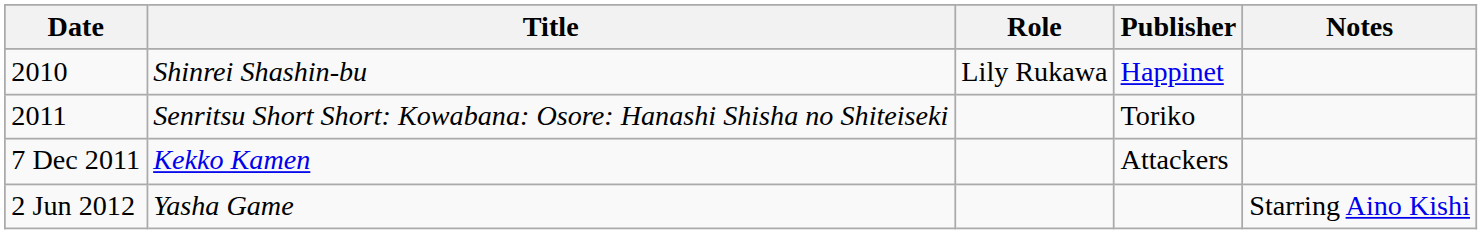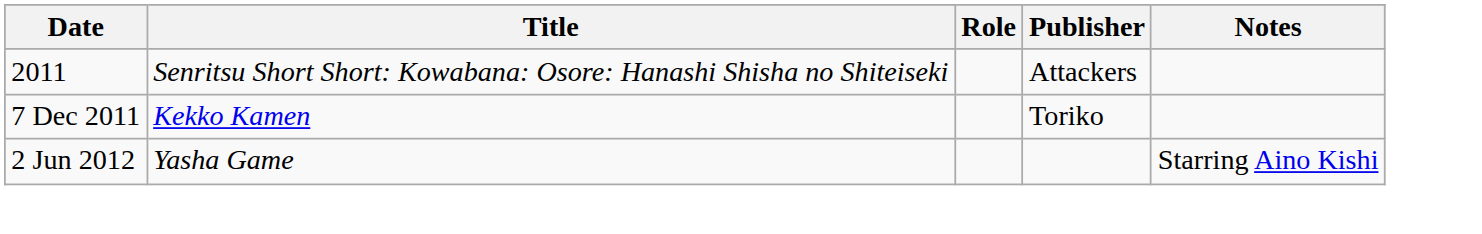- row: (40, 71)
(1158, 116) Toriko -> (1083, 71) Attackers
(1175, 160) Attackers -> (1066, 116) Toriko
